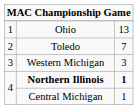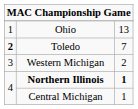(10, 46) normal -> (10, 46) bold
(124, 63) 3 -> (124, 63) 2
